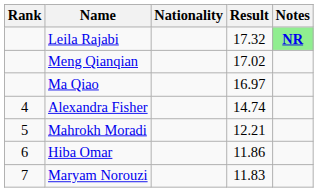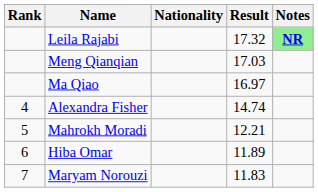(249, 61) 17.02 -> (249, 61) 17.03
(249, 152) 11.86 -> (249, 152) 11.89
